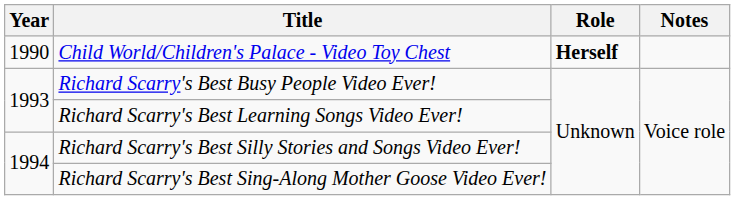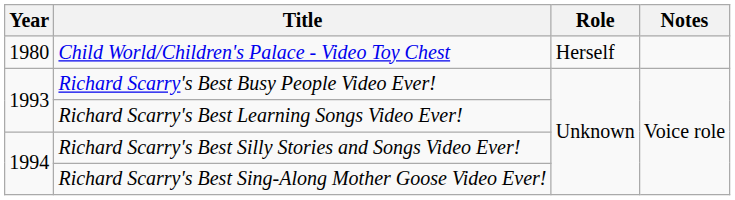(29, 52) 1990 -> (29, 52) 1980
(587, 52) bold -> (585, 52) normal
